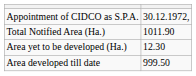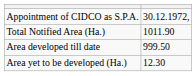rows swapped: (53, 63) <-> (67, 47)
